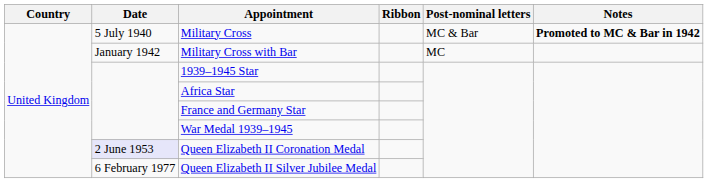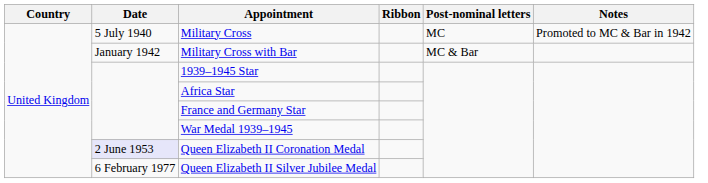(452, 33) MC & Bar -> (436, 33) MC
(618, 33) bold -> (613, 33) normal
(436, 52) MC -> (452, 52) MC & Bar
